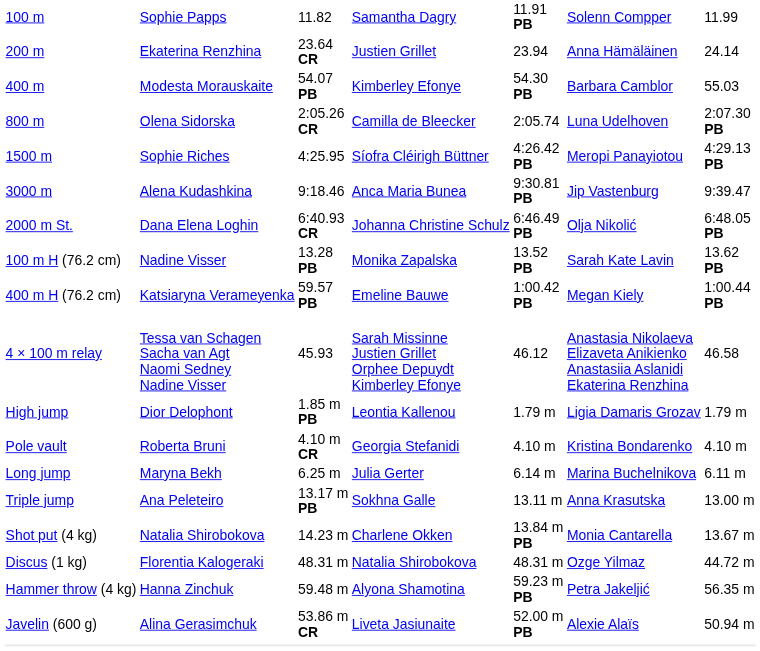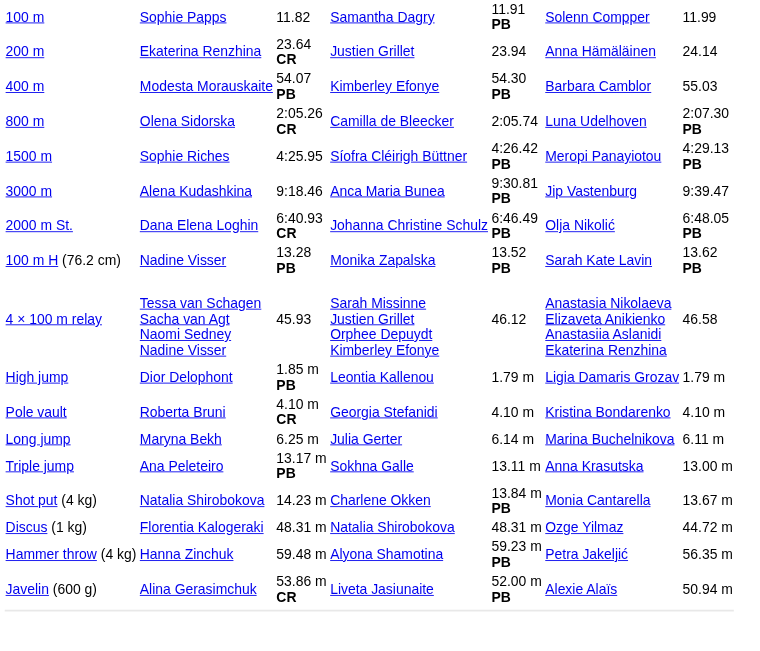- row: (63, 295)
